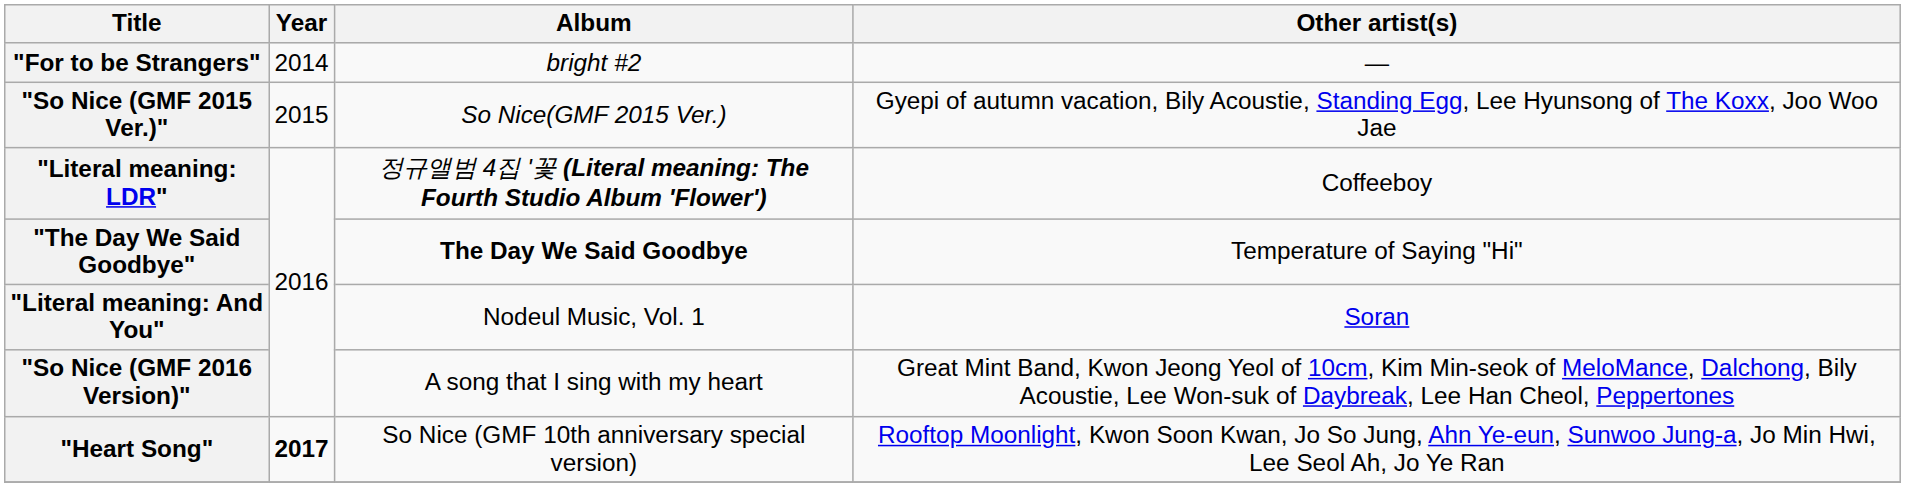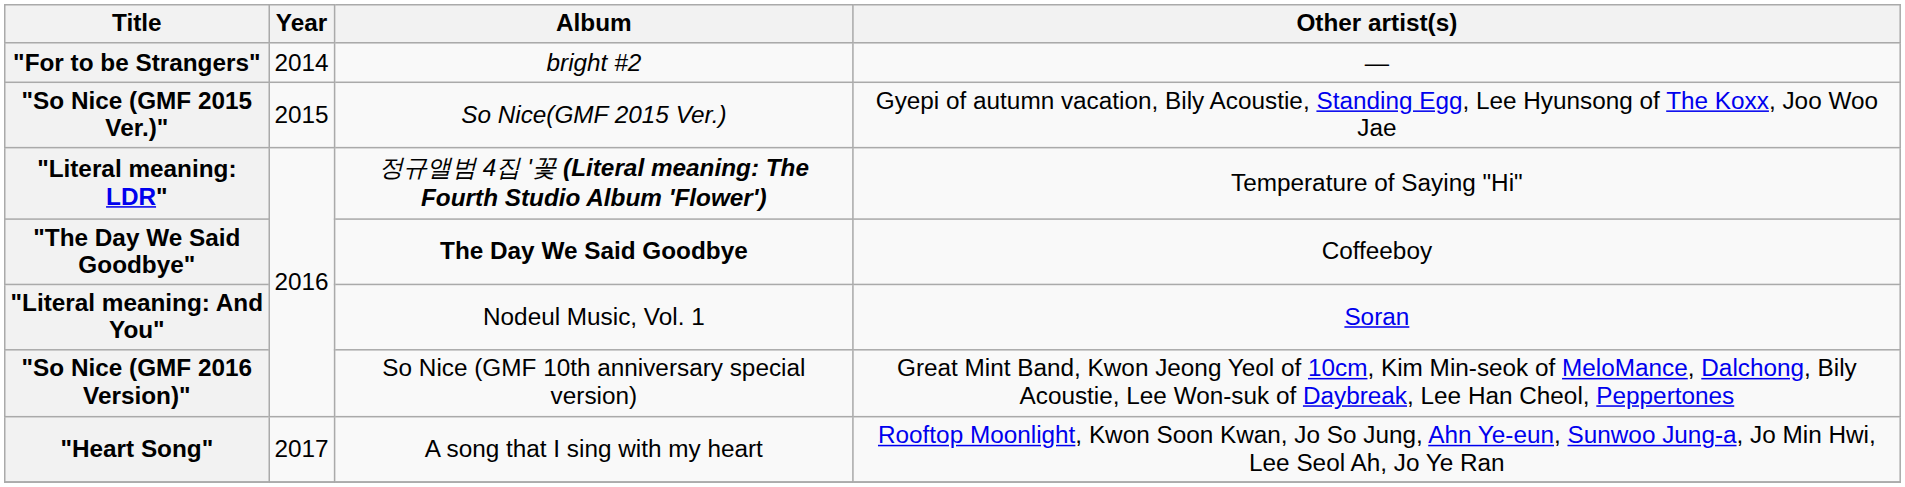(1377, 182) Coffeeboy -> (1377, 182) Temperature of Saying "Hi"
(1377, 251) Temperature of Saying "Hi" -> (1377, 251) Coffeeboy
(594, 382) A song that I sing with my heart -> (594, 382) So Nice (GMF 10th anniversary special version)
(302, 448) bold -> (302, 448) normal
(594, 448) So Nice (GMF 10th anniversary special version) -> (594, 448) A song that I sing with my heart
